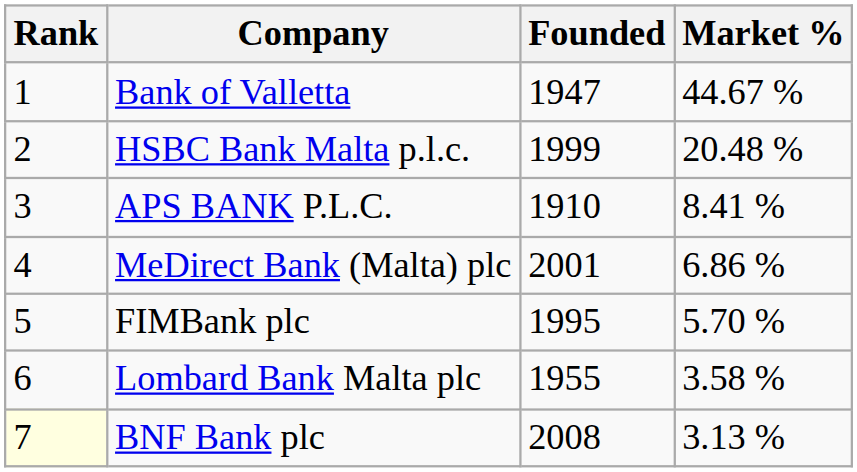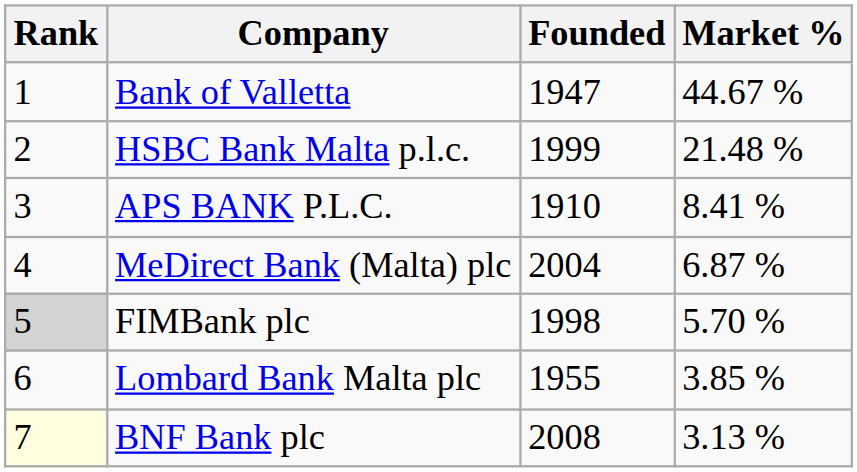(743, 148) 20.48 % -> (743, 148) 21.48 %
(564, 264) 2001 -> (564, 264) 2004
(734, 264) 6.86 % -> (734, 264) 6.87 %
(23, 321) no background -> (23, 321) lightgrey background
(564, 321) 1995 -> (564, 321) 1998
(734, 379) 3.58 % -> (734, 379) 3.85 %
